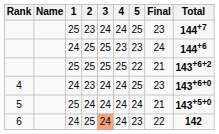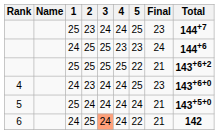(137, 122) 23 -> (137, 122) 22
(159, 122) 22 -> (159, 122) 21
